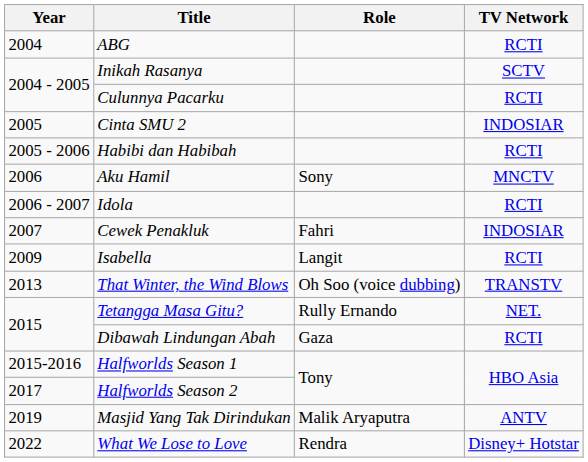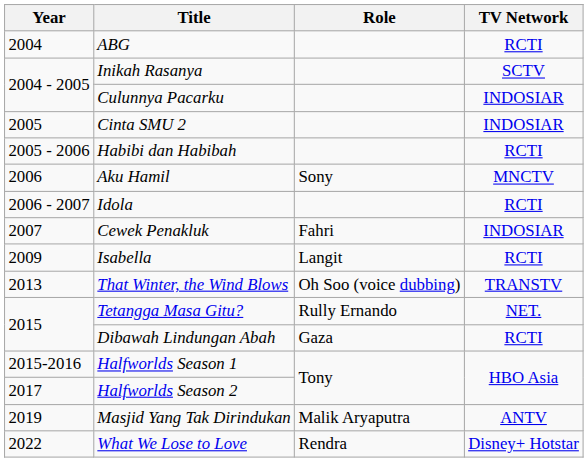(524, 97) RCTI -> (524, 97) INDOSIAR
